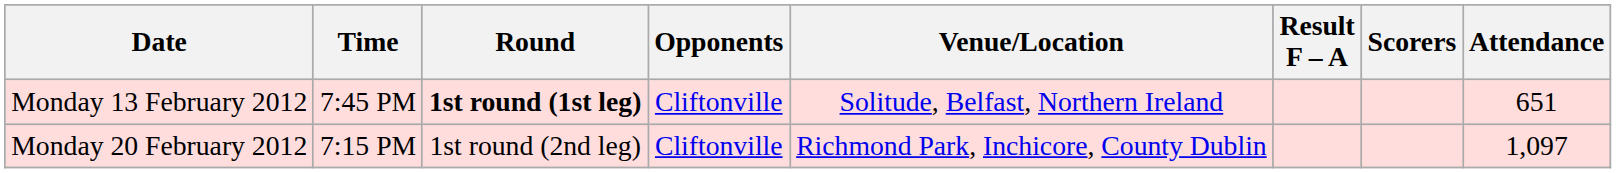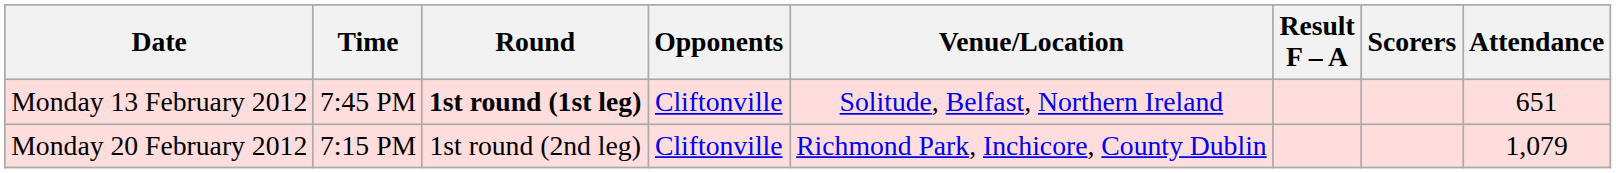(1537, 145) 1,097 -> (1537, 145) 1,079
